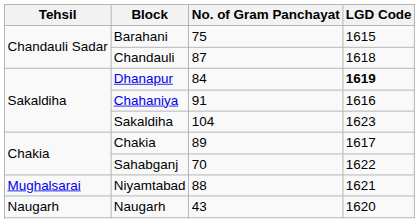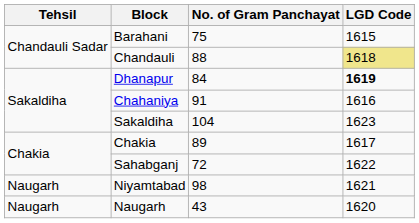(199, 57) 87 -> (199, 57) 88
(361, 57) no background -> (361, 57) khaki background
(199, 164) 70 -> (199, 164) 72
(44, 185) Mughalsarai -> (33, 185) Naugarh
(199, 185) 88 -> (199, 185) 98
